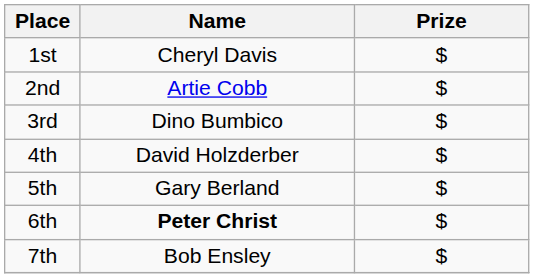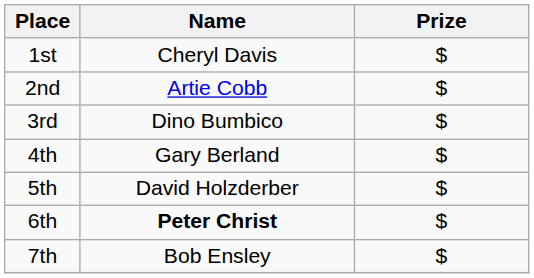(217, 155) David Holzderber -> (217, 155) Gary Berland
(217, 188) Gary Berland -> (217, 188) David Holzderber
